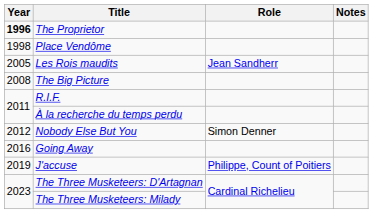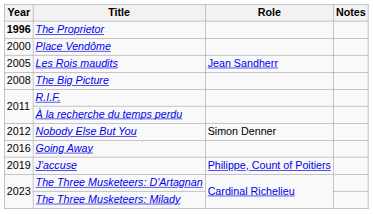(19, 47) 1998 -> (19, 47) 2000
